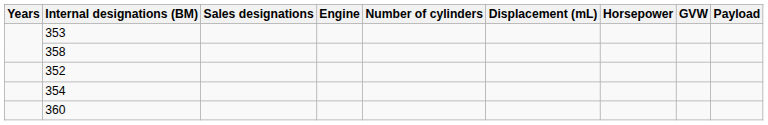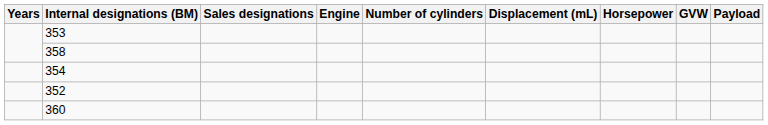rows swapped: (55, 71) <-> (55, 91)
